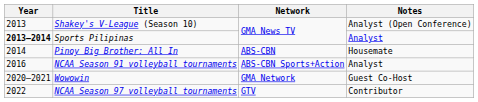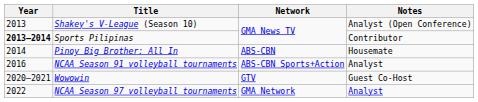(366, 38) Analyst -> (375, 38) Contributor
(268, 78) GMA Network -> (248, 78) GTV
(248, 91) GTV -> (268, 91) GMA Network
(375, 91) Contributor -> (366, 91) Analyst
